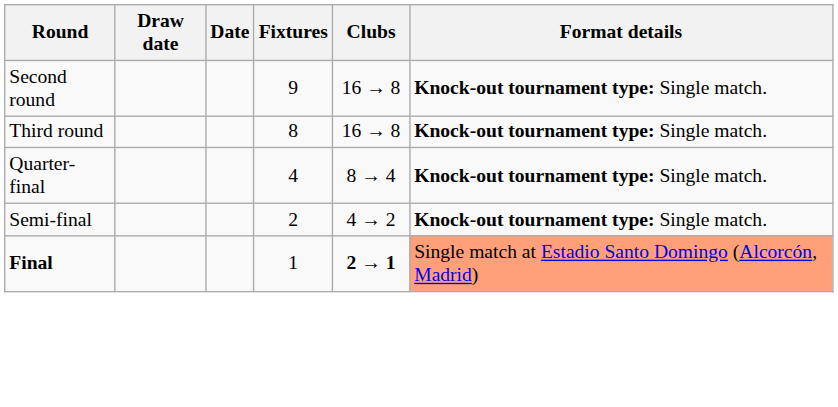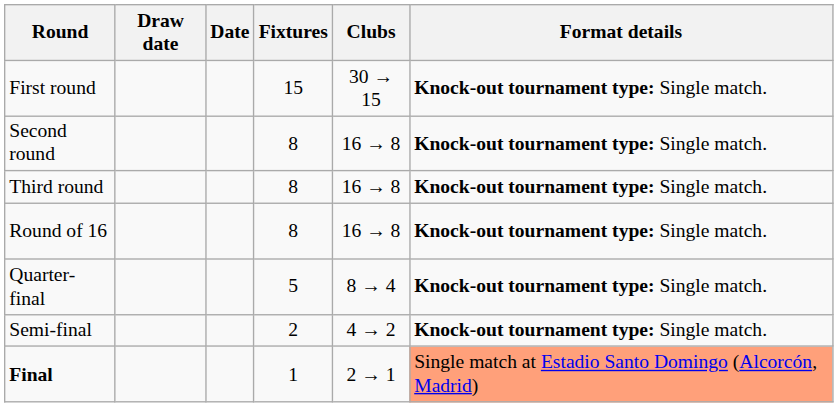+ row: (53, 88)
(293, 88) 9 -> (293, 143) 8
+ row: (58, 231)
(293, 175) 4 -> (293, 286) 5
(371, 263) bold -> (371, 374) normal
